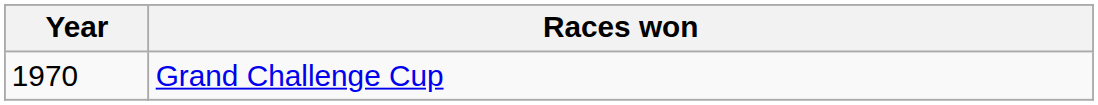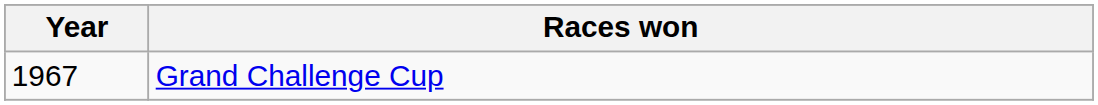(45, 75) 1970 -> (45, 75) 1967
